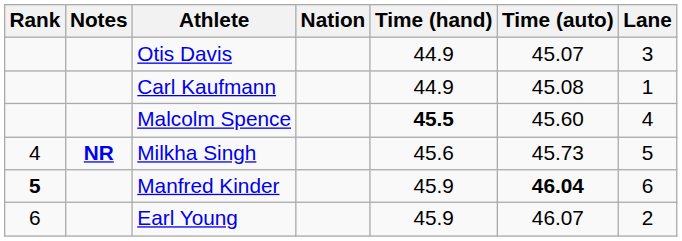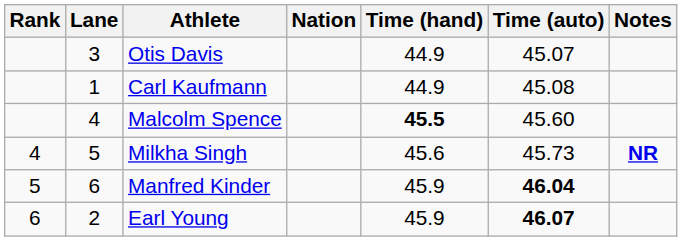columns swapped: (648, 20) <-> (99, 20)
(35, 185) bold -> (35, 185) normal
(558, 218) normal -> (549, 218) bold
